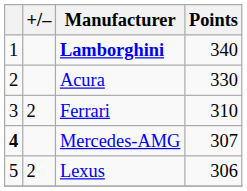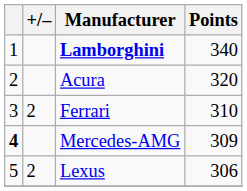(224, 80) 330 -> (224, 80) 320
(224, 141) 307 -> (224, 141) 309
